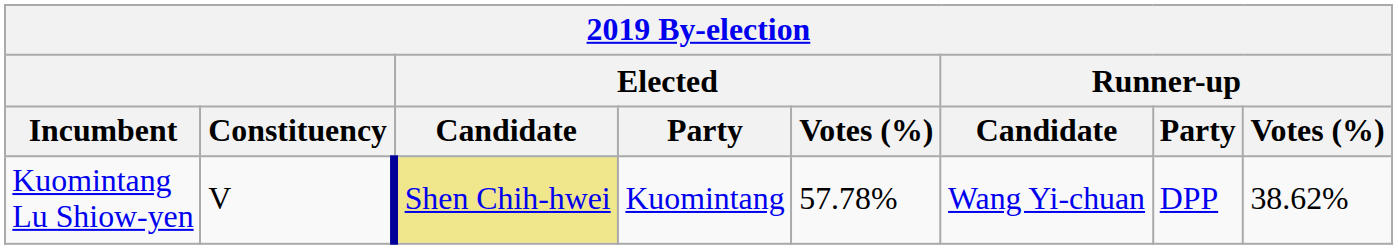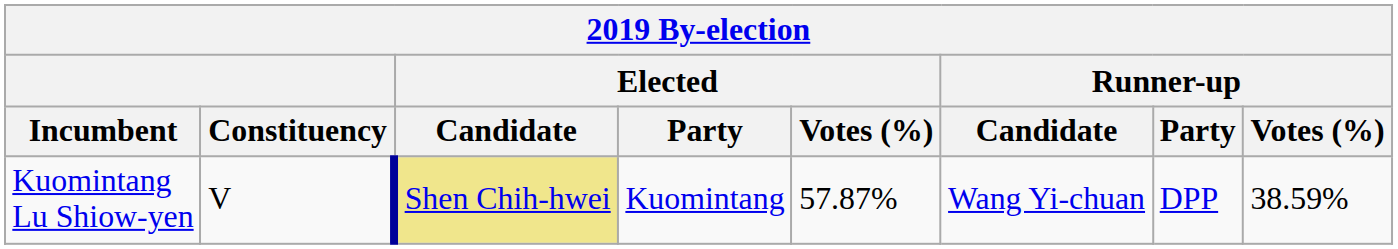(848, 199) 57.78% -> (848, 199) 57.87%
(1300, 199) 38.62% -> (1300, 199) 38.59%
